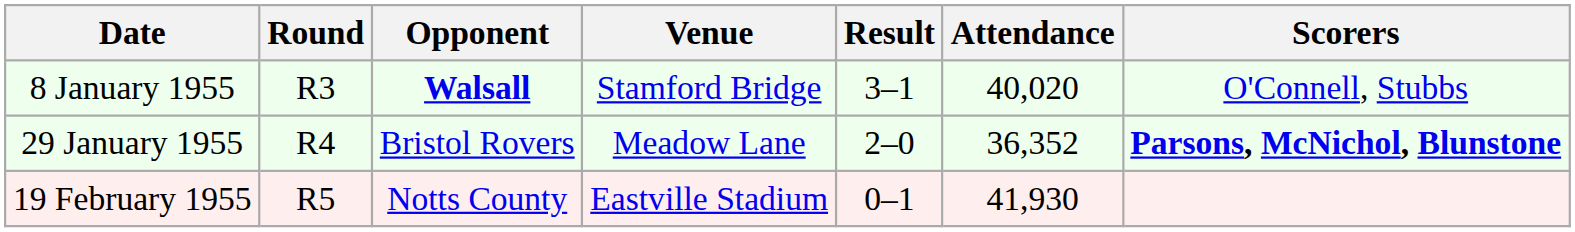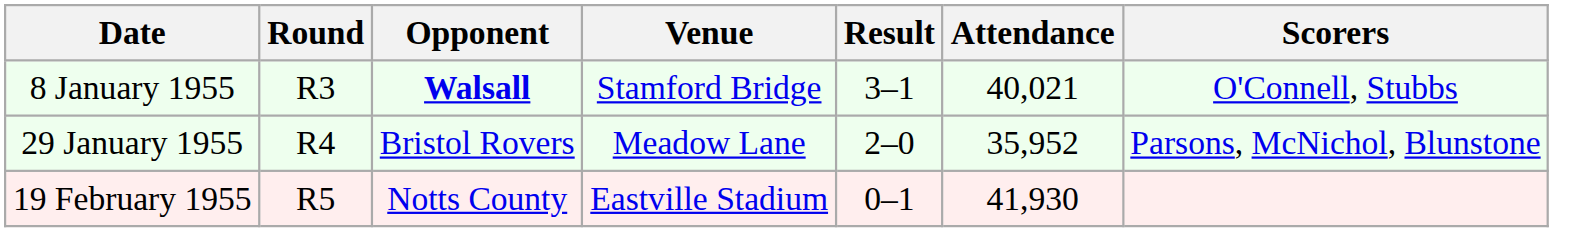(1033, 87) 40,020 -> (1033, 87) 40,021
(1033, 143) 36,352 -> (1033, 143) 35,952
(1346, 143) bold -> (1335, 143) normal
